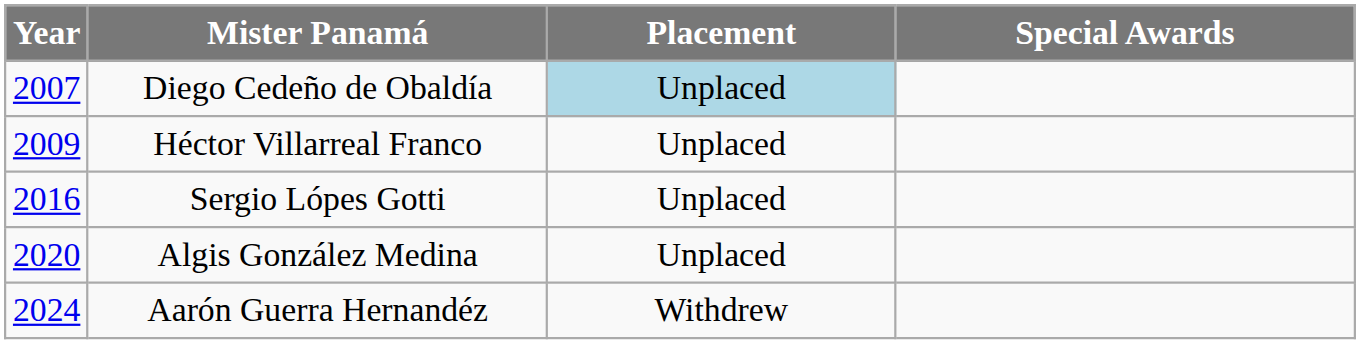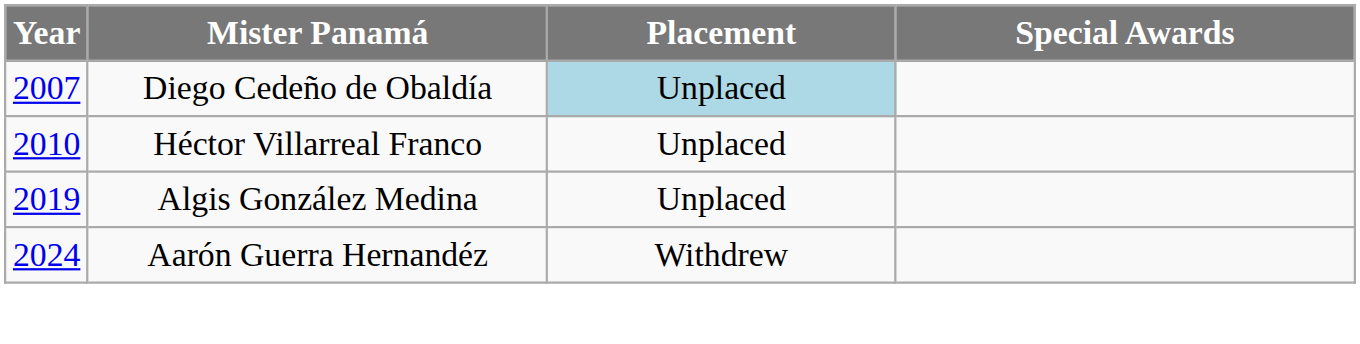(47, 143) 2009 -> (47, 143) 2010
- row: (318, 199)
(47, 255) 2020 -> (47, 199) 2019
